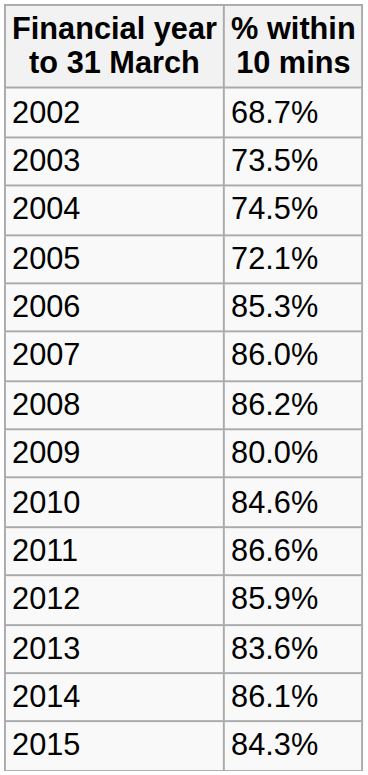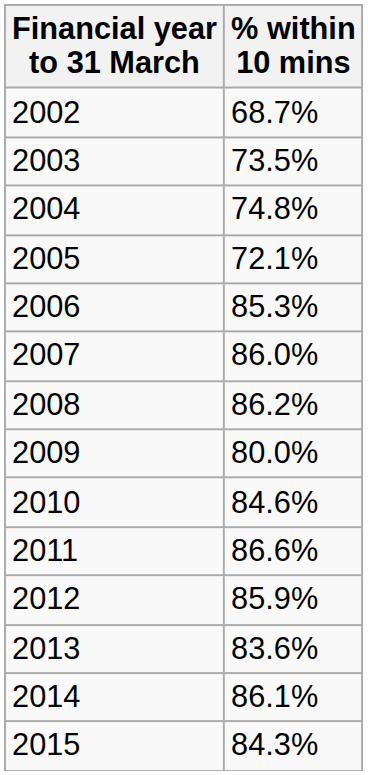(275, 209) 74.5% -> (275, 209) 74.8%
